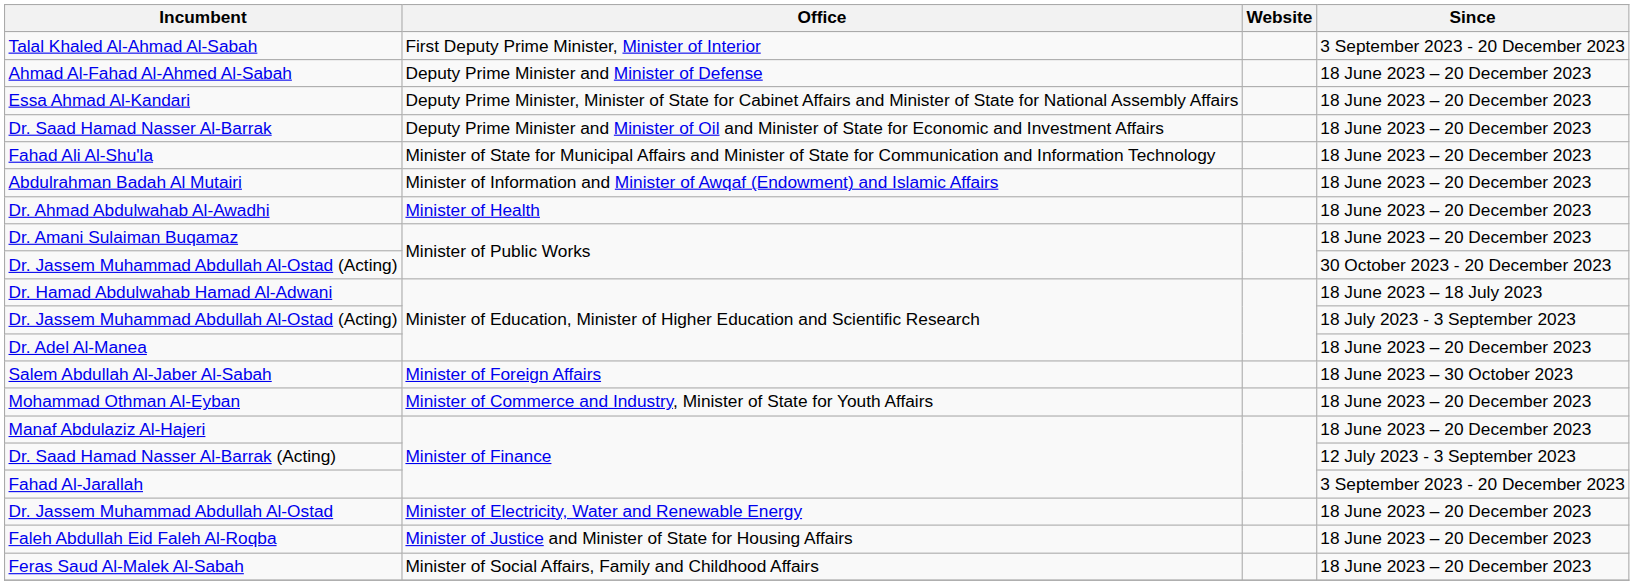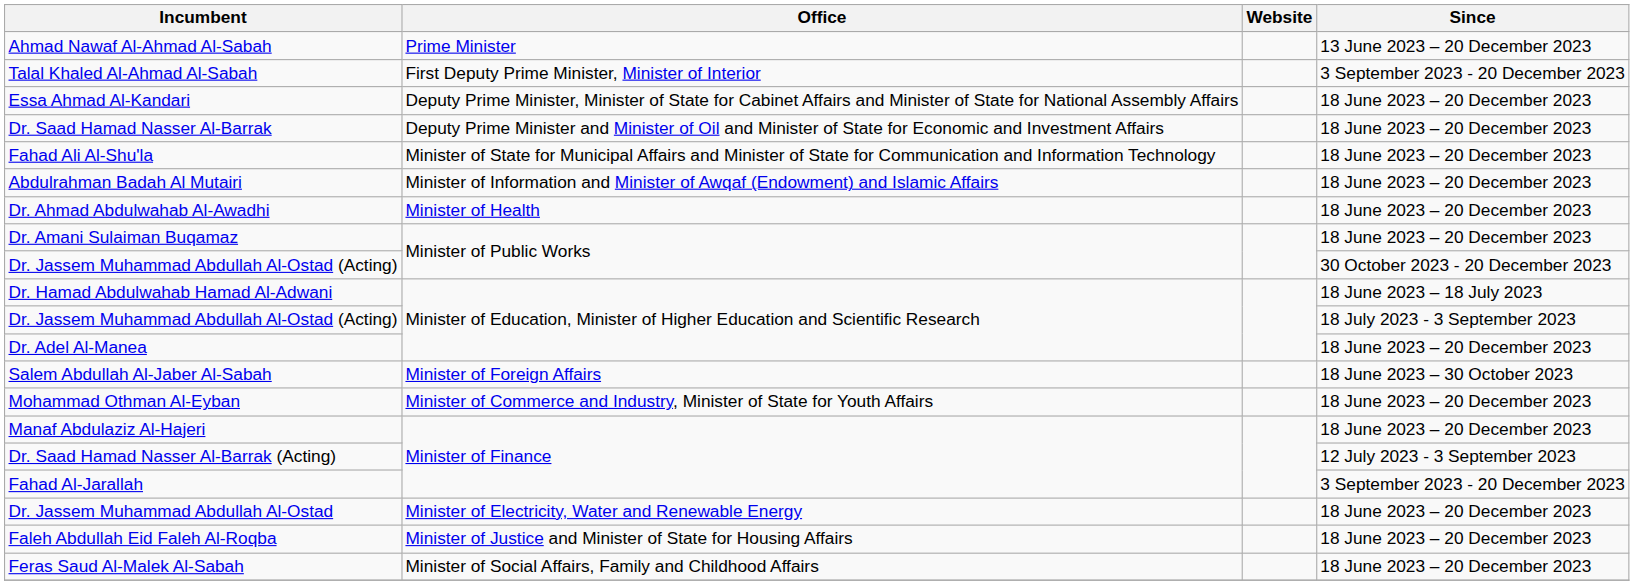+ row: (140, 45)
- row: (150, 73)
